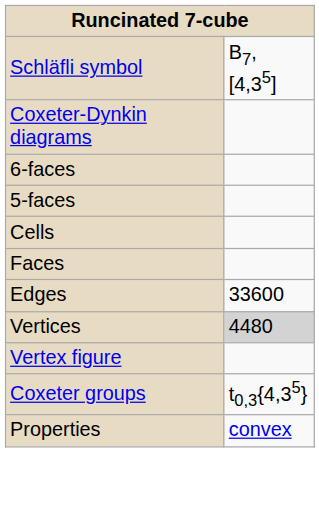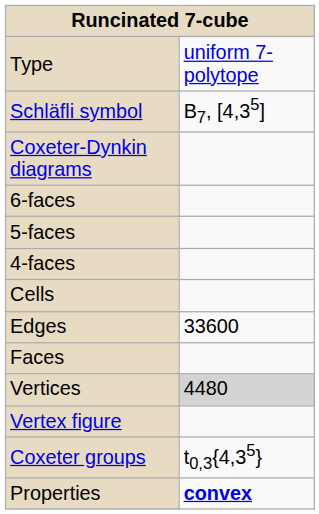+ row: (32, 63)
+ row: (43, 263)
rows swapped: (37, 263) <-> (38, 295)
(260, 430) normal -> (218, 493) bold
